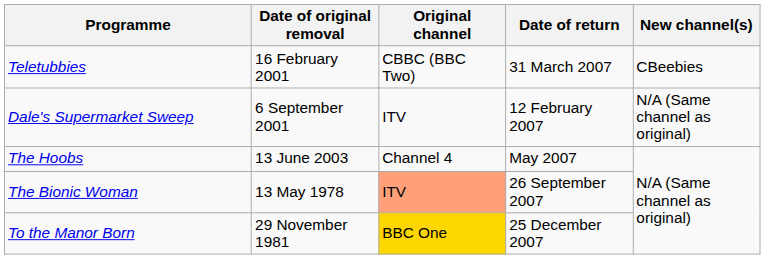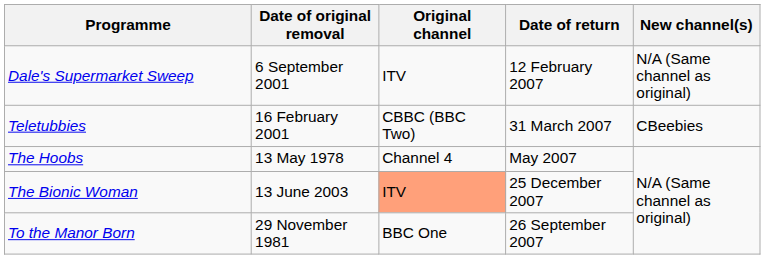rows swapped: (101, 117) <-> (47, 66)
(302, 158) 13 June 2003 -> (300, 158) 13 May 1978
(300, 191) 13 May 1978 -> (302, 191) 13 June 2003
(558, 191) 26 September 2007 -> (555, 191) 25 December 2007
(415, 233) gold background -> (415, 233) no background
(555, 233) 25 December 2007 -> (558, 233) 26 September 2007
